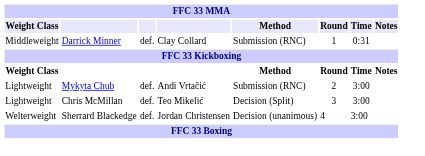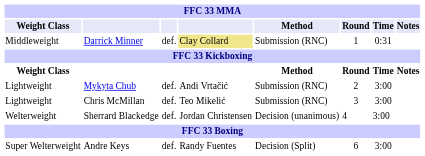(182, 41) no background -> (204, 41) khaki background
(263, 101) Decision (Split) -> (291, 101) Submission (RNC)
+ row: (106, 146)
